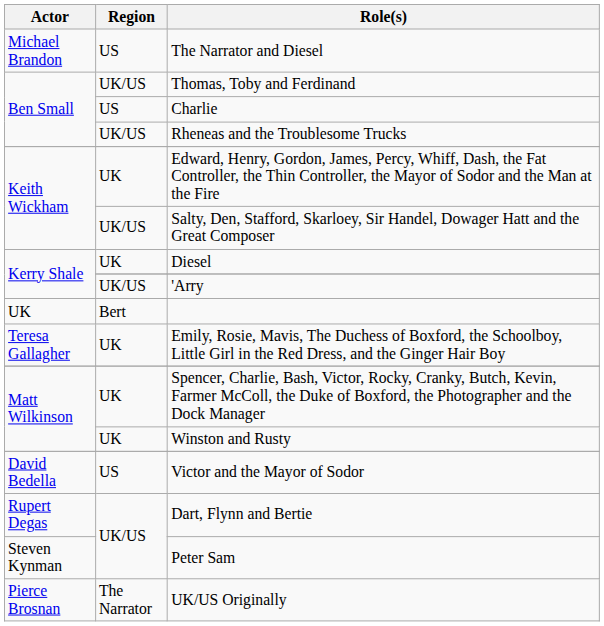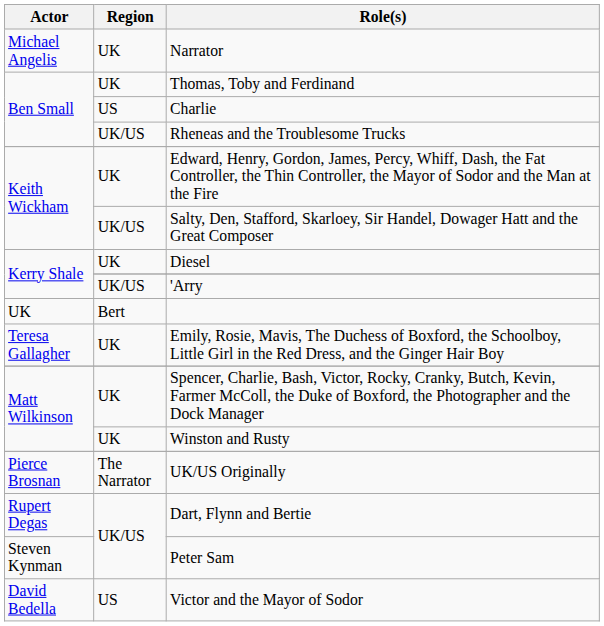+ row: (34, 50)
- row: (35, 50)
(122, 84) UK/US -> (109, 84) UK
rows swapped: (32, 472) <-> (34, 600)
